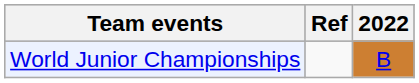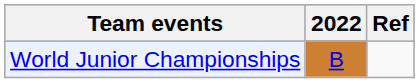columns swapped: (384, 23) <-> (329, 23)
